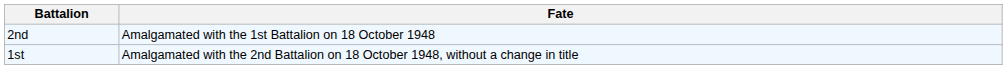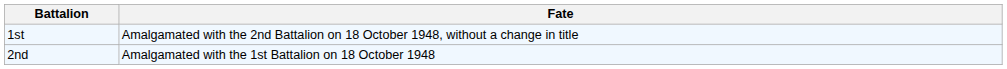rows swapped: (16, 54) <-> (18, 34)
